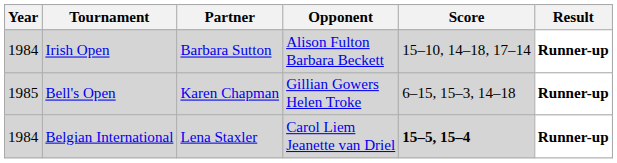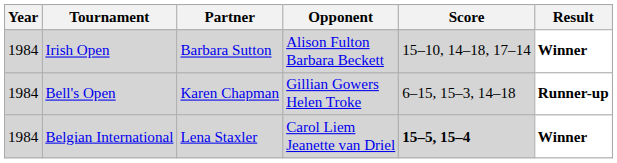(573, 51) Runner-up -> (562, 51) Winner
(23, 94) 1985 -> (23, 94) 1984
(573, 136) Runner-up -> (562, 136) Winner
